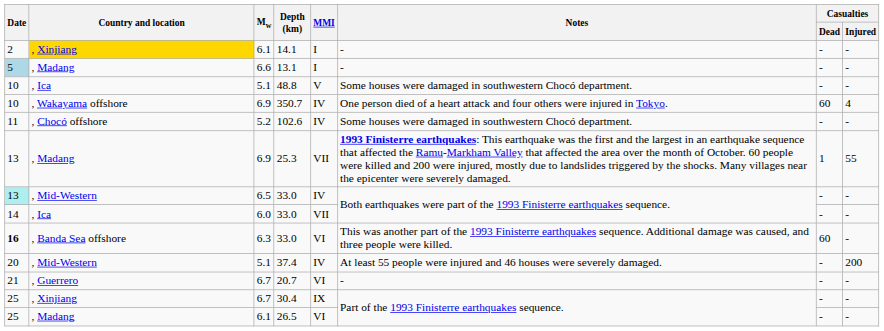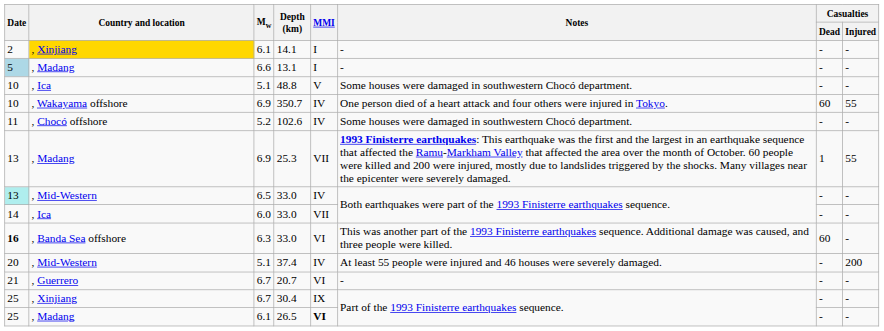(848, 103) 4 -> (851, 103) 55
(319, 316) normal -> (320, 316) bold
